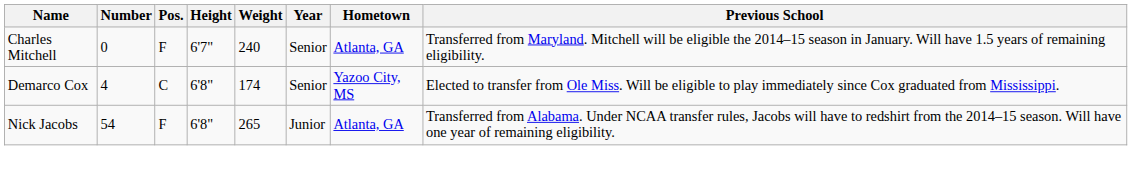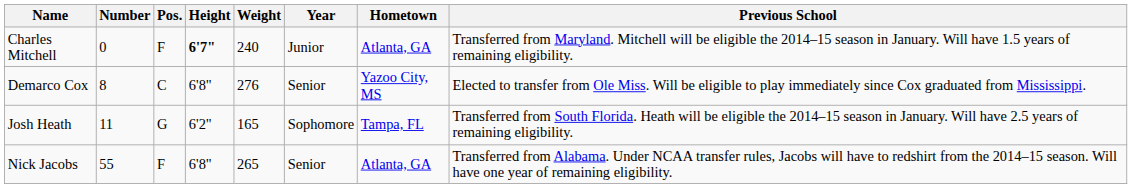(202, 46) normal -> (202, 46) bold
(308, 46) Senior -> (306, 46) Junior
(104, 85) 4 -> (103, 85) 8
(249, 85) 174 -> (248, 85) 276
+ row: (40, 124)
(108, 124) 54 -> (106, 163) 55
(307, 124) Junior -> (307, 163) Senior
